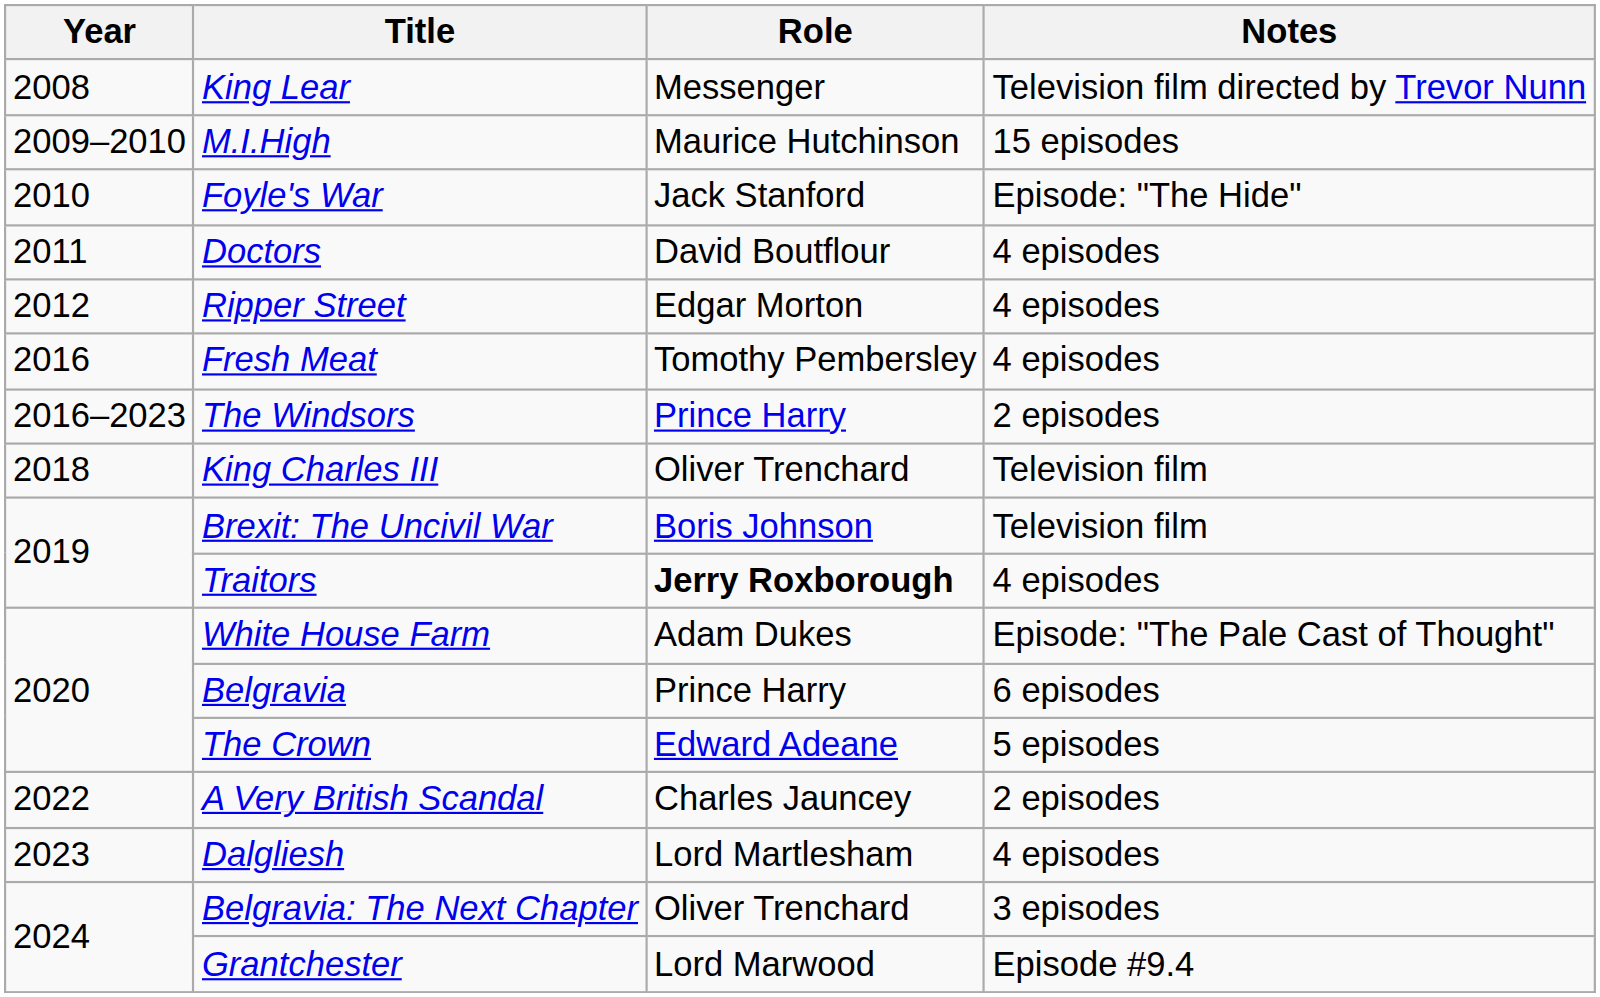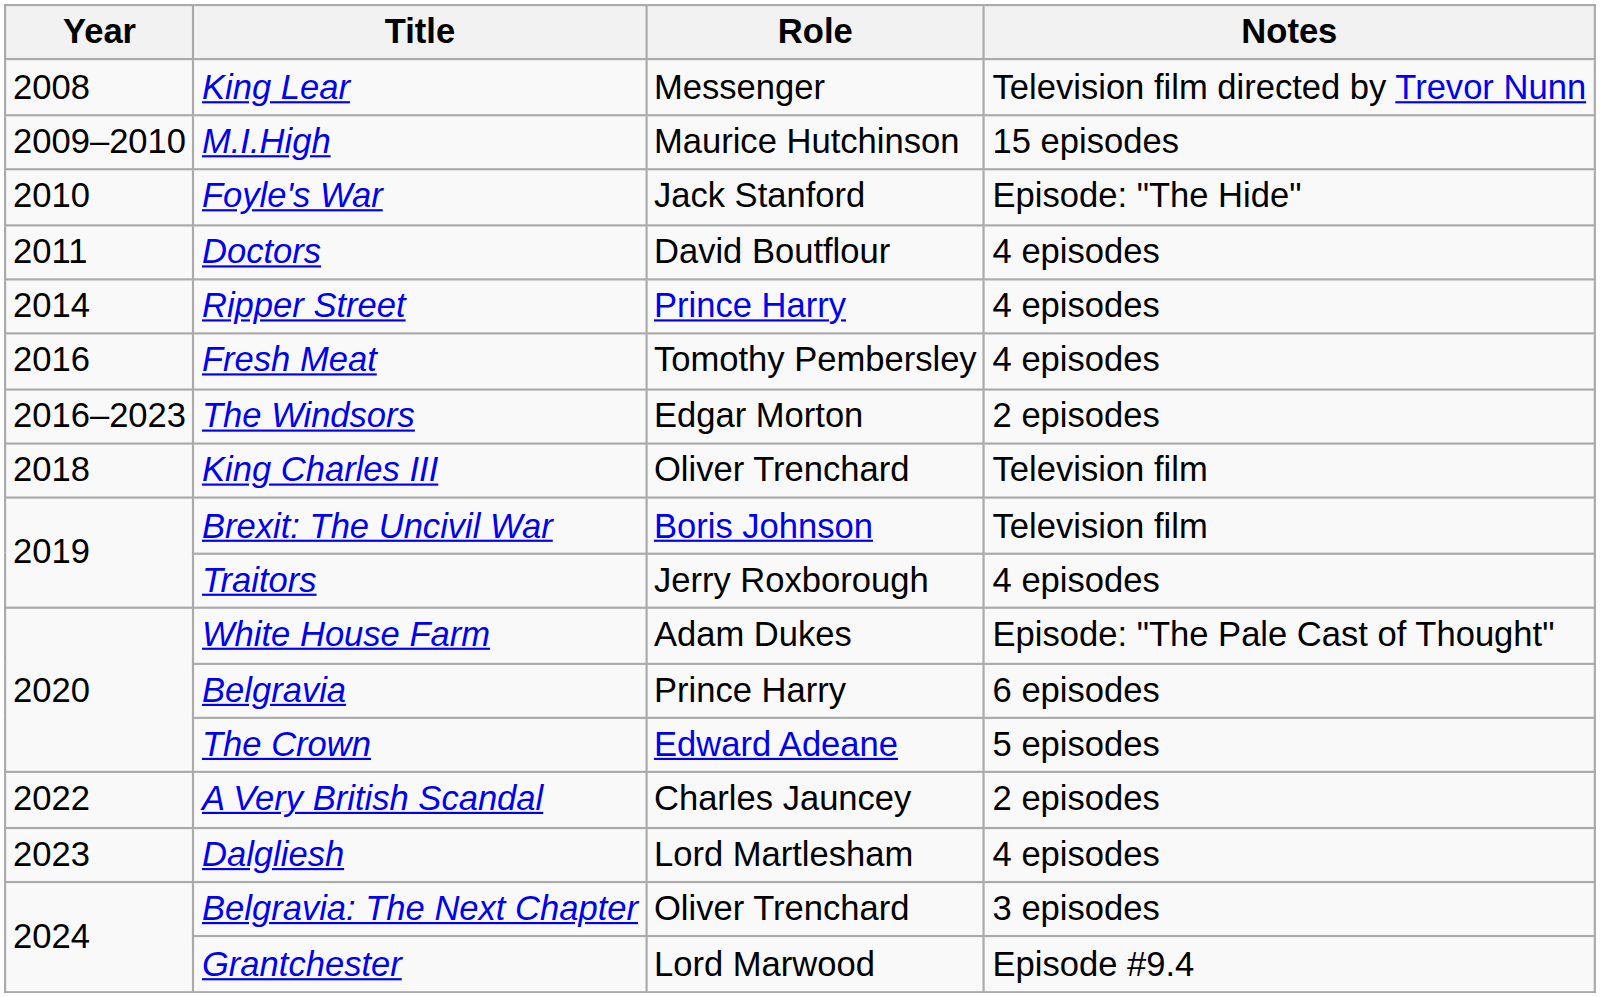(51, 305) 2012 -> (51, 305) 2014
(759, 305) Edgar Morton -> (750, 305) Prince Harry
(750, 415) Prince Harry -> (759, 415) Edgar Morton
(804, 580) bold -> (791, 580) normal
